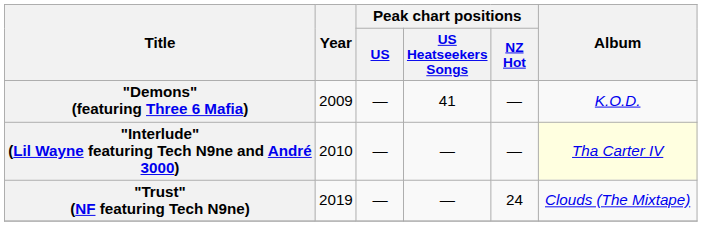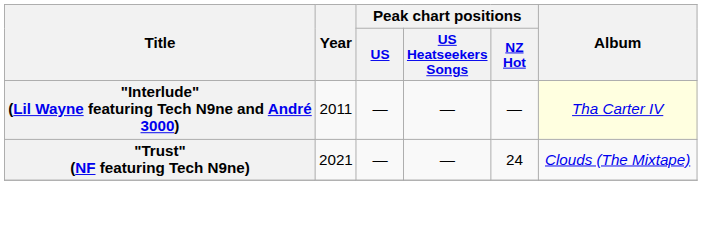- row: (160, 101)
(336, 150) 2010 -> (336, 109) 2011
(336, 200) 2019 -> (336, 159) 2021
